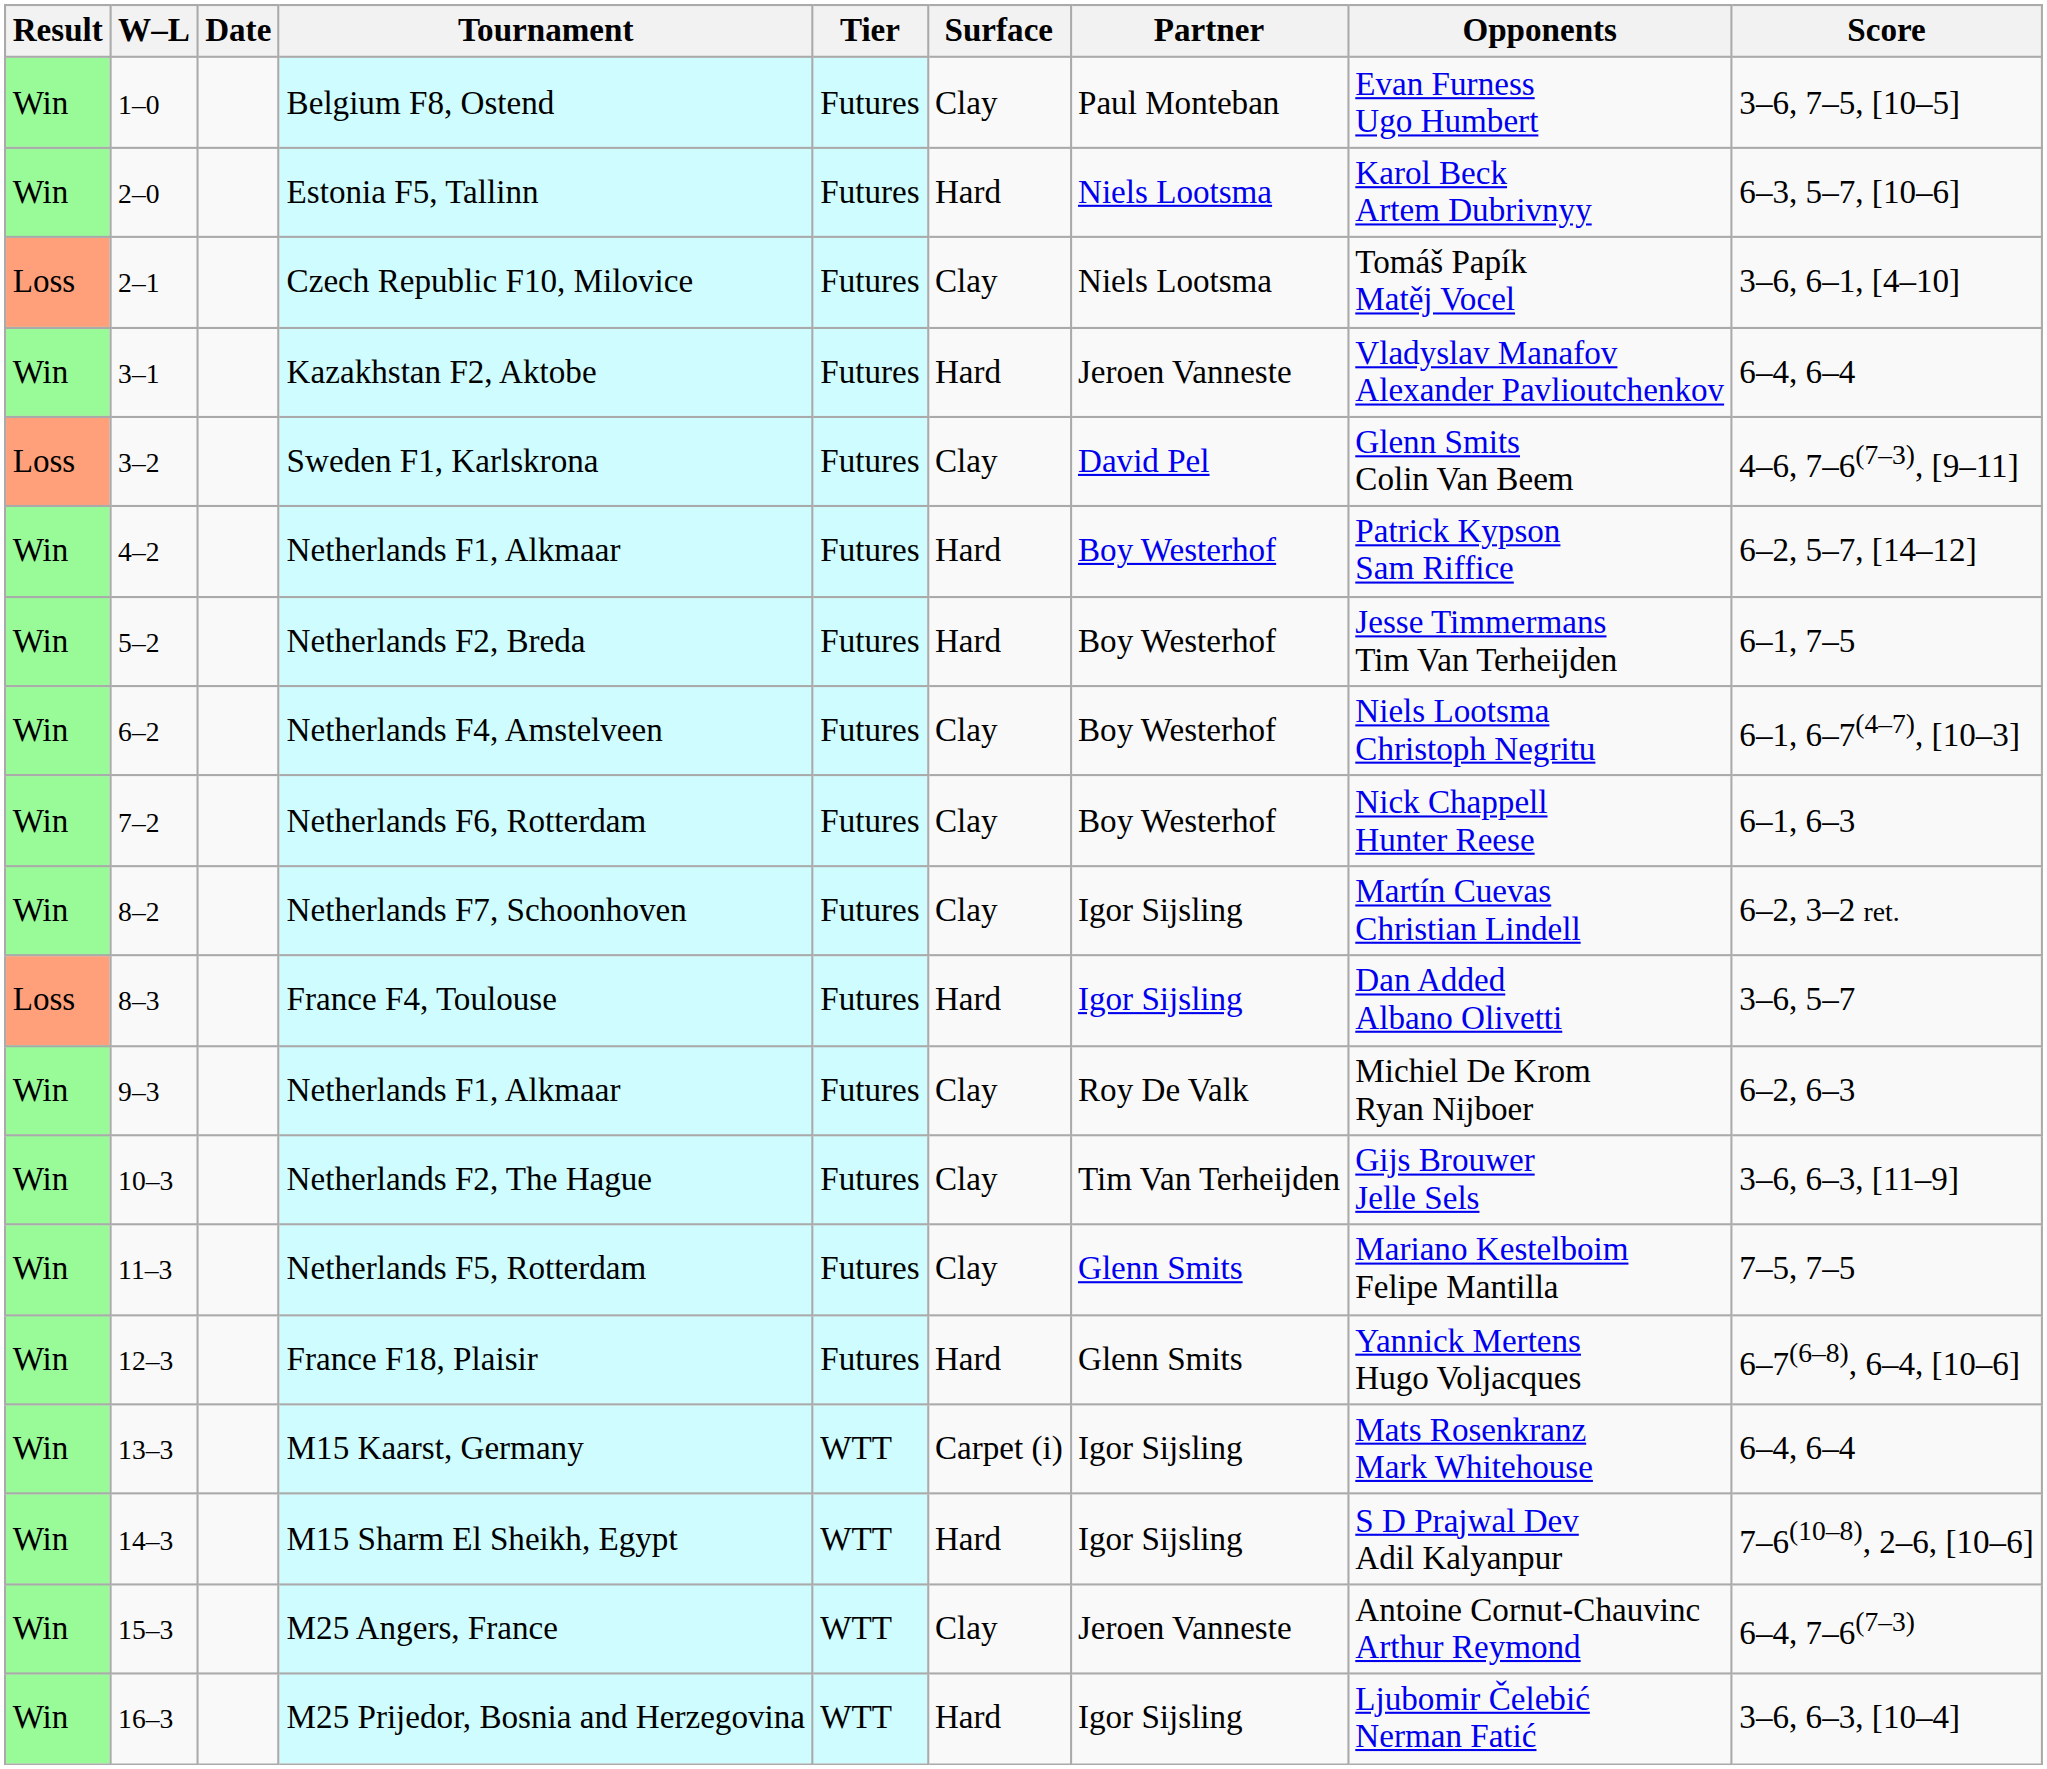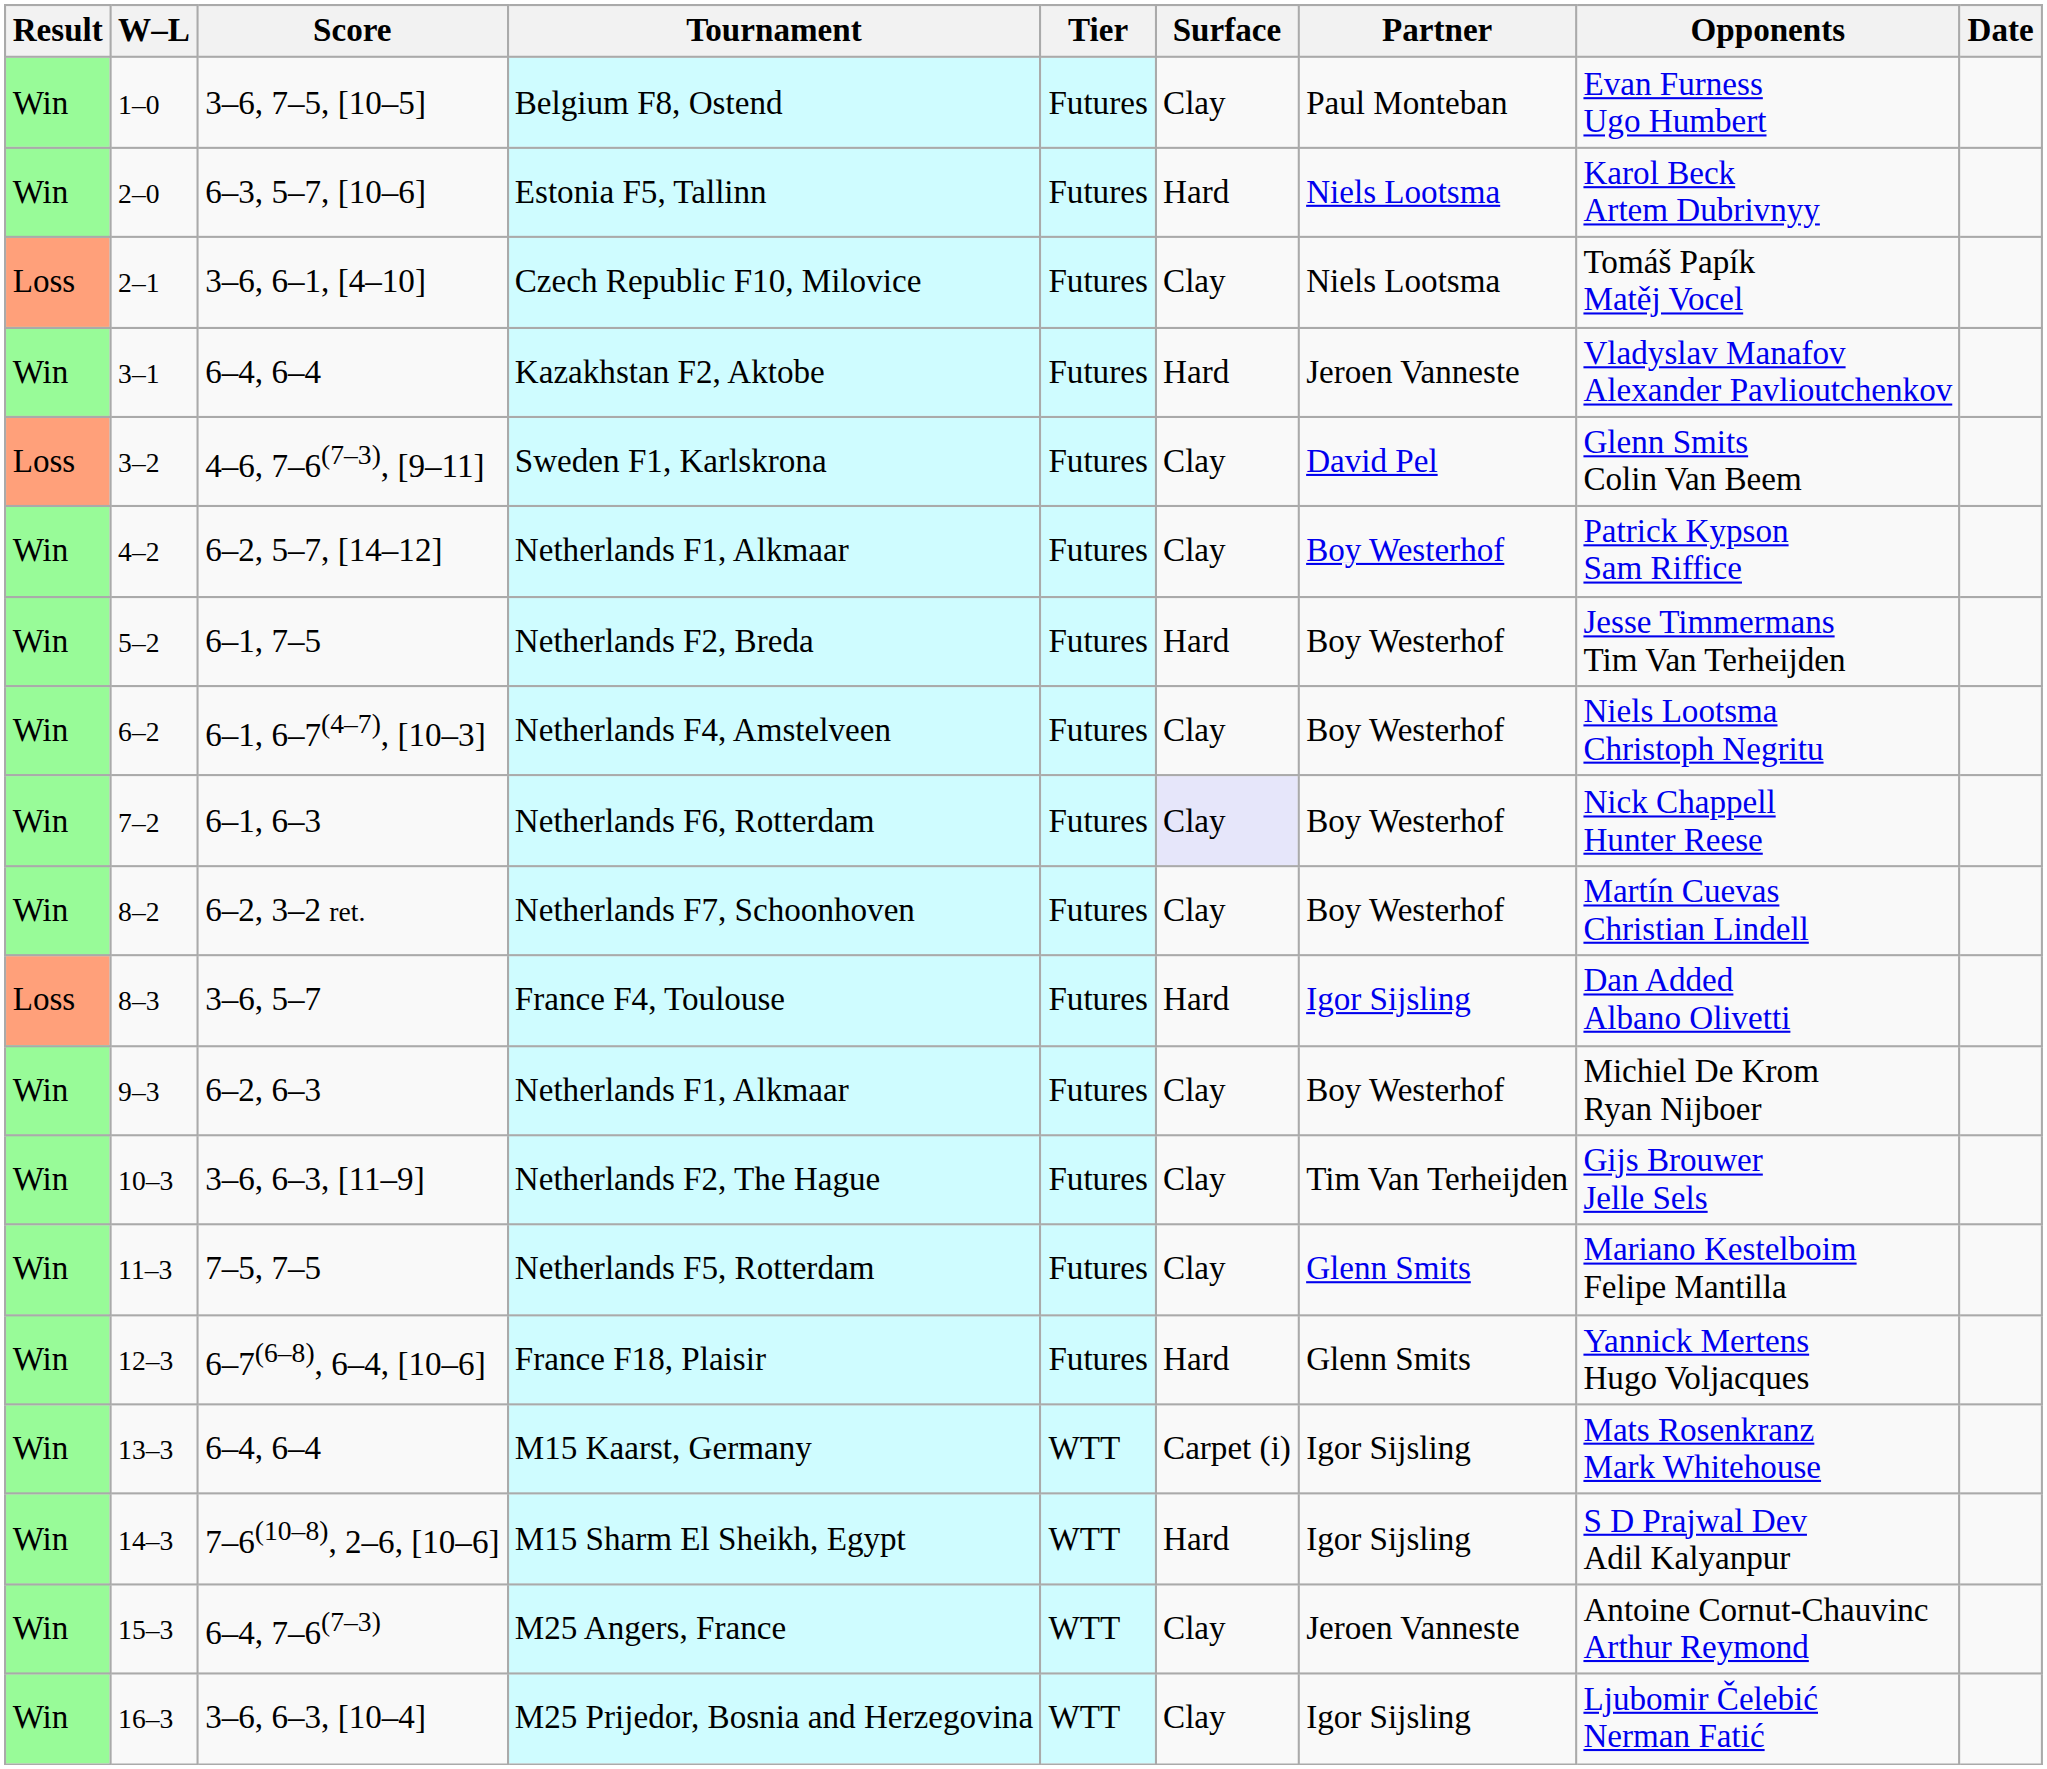columns swapped: (238, 30) <-> (1887, 30)
(968, 550) Hard -> (1194, 550) Clay
(966, 820) no background -> (1194, 820) lavender background
(1160, 909) Igor Sijsling -> (1405, 909) Boy Westerhof
(1163, 1089) Roy De Valk -> (1405, 1089) Boy Westerhof
(968, 1718) Hard -> (1194, 1718) Clay
